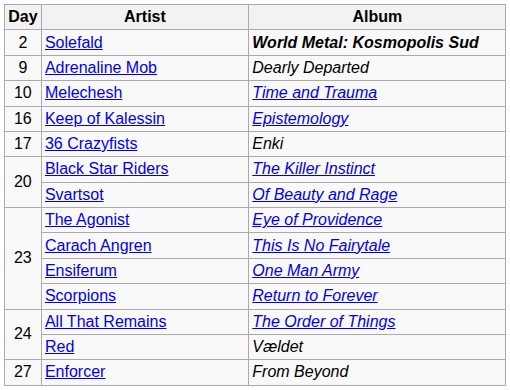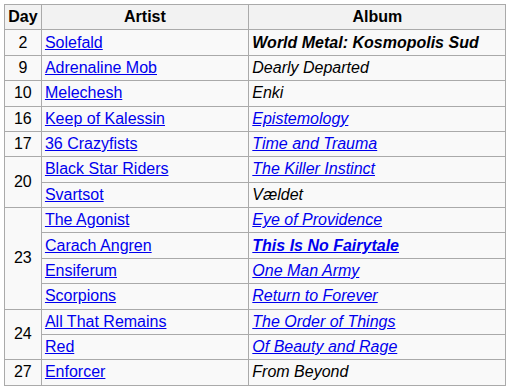(315, 93) Time and Trauma -> (268, 93) Enki
(268, 144) Enki -> (315, 144) Time and Trauma
(325, 194) Of Beauty and Rage -> (278, 194) Vældet
(321, 245) normal -> (326, 245) bold
(278, 347) Vældet -> (325, 347) Of Beauty and Rage
